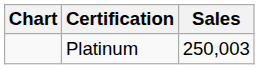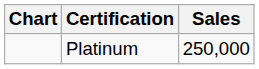(216, 48) 250,003 -> (216, 48) 250,000
